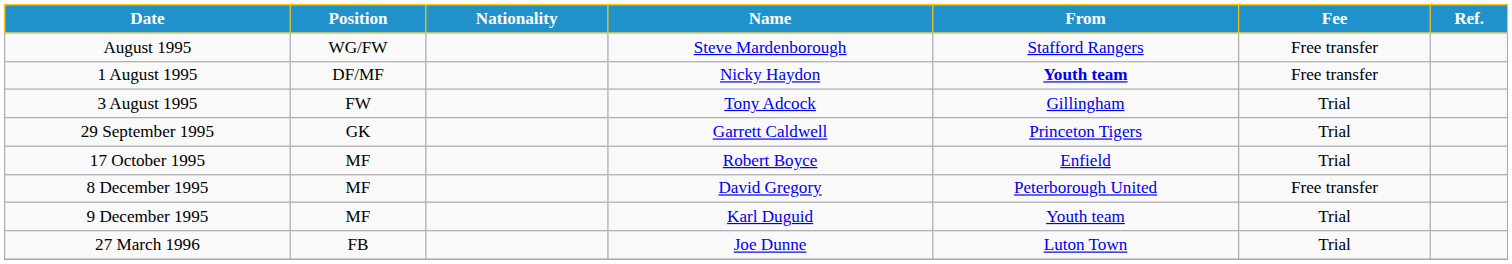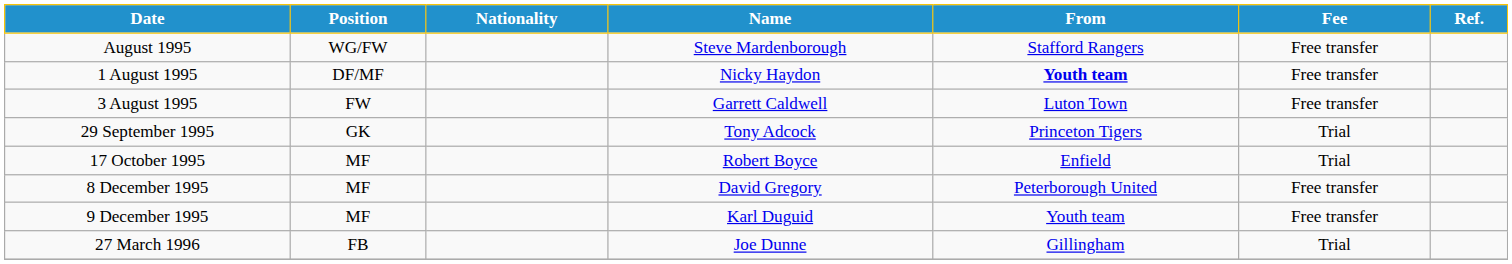(770, 103) Tony Adcock -> (770, 103) Garrett Caldwell
(1086, 103) Gillingham -> (1086, 103) Luton Town
(1335, 103) Trial -> (1335, 103) Free transfer
(770, 132) Garrett Caldwell -> (770, 132) Tony Adcock
(1335, 216) Trial -> (1335, 216) Free transfer
(1086, 245) Luton Town -> (1086, 245) Gillingham
